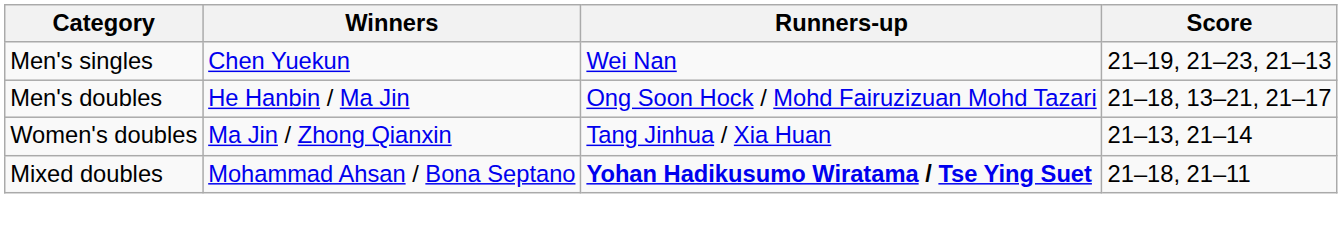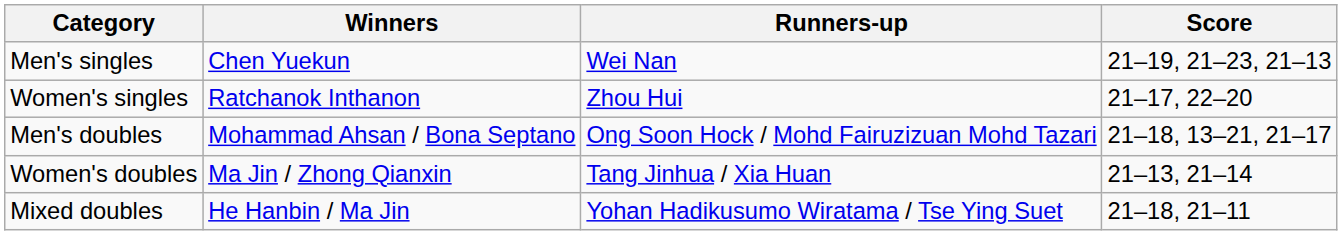+ row: (99, 98)
(309, 98) He Hanbin / Ma Jin -> (392, 135) Mohammad Ahsan / Bona Septano
(392, 173) Mohammad Ahsan / Bona Septano -> (309, 211) He Hanbin / Ma Jin
(839, 173) bold -> (825, 211) normal
